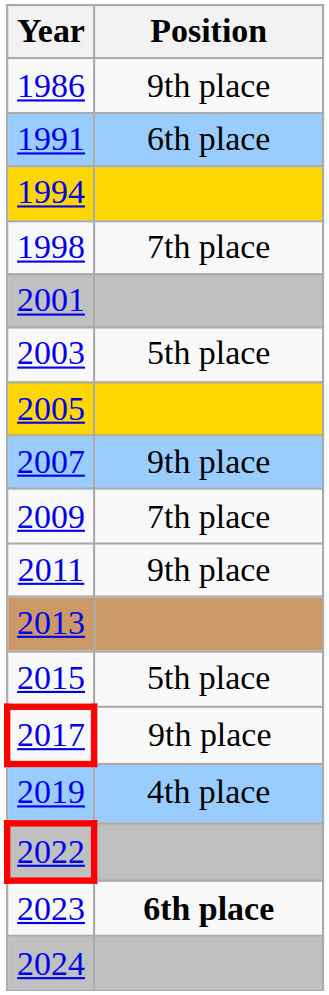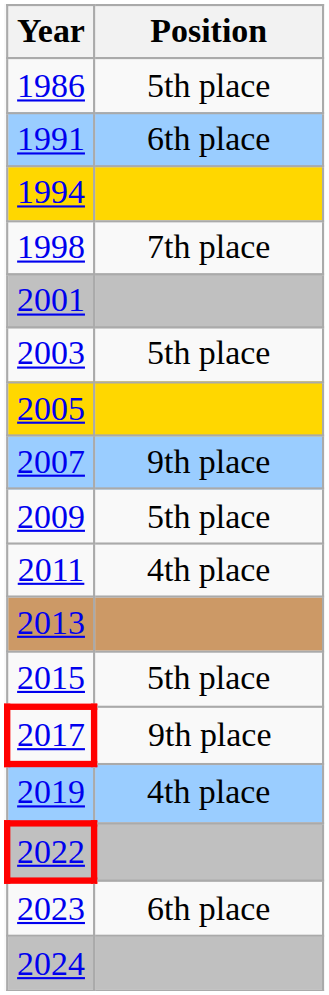(209, 85) 9th place -> (209, 85) 5th place
(209, 515) 7th place -> (209, 515) 5th place
(209, 569) 9th place -> (209, 569) 4th place
(209, 908) bold -> (209, 908) normal
